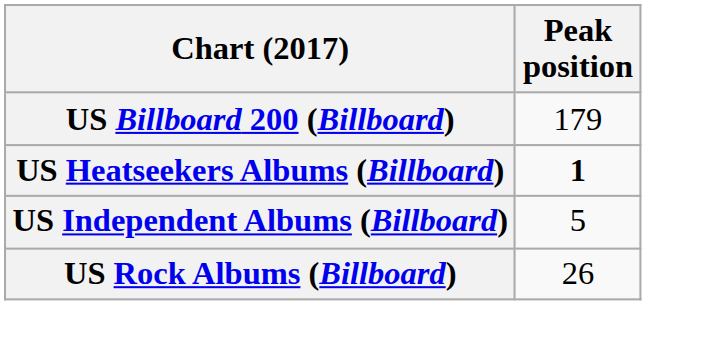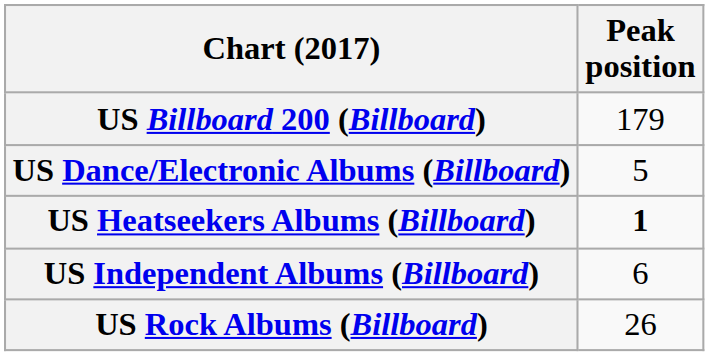+ row: (291, 169)
(578, 221) 5 -> (640, 272) 6
